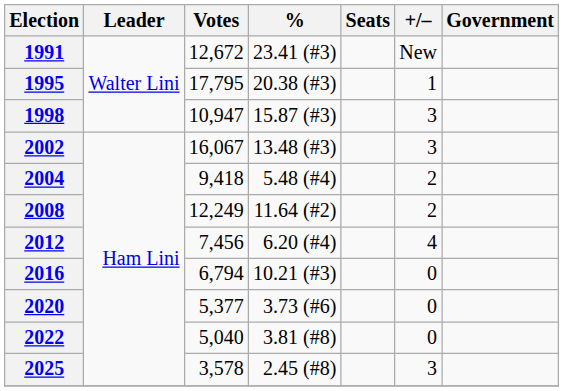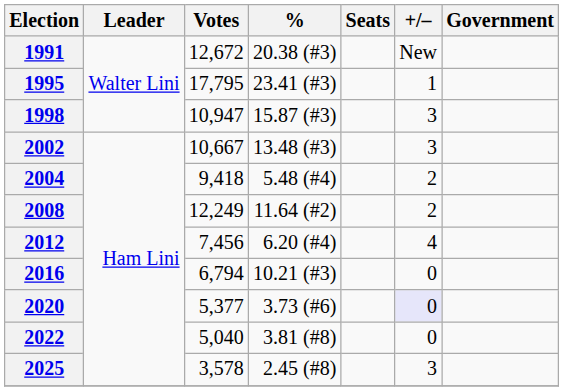(295, 52) 23.41 (#3) -> (295, 52) 20.38 (#3)
(295, 83) 20.38 (#3) -> (295, 83) 23.41 (#3)
(216, 147) 16,067 -> (216, 147) 10,667
(432, 305) no background -> (432, 305) lavender background
